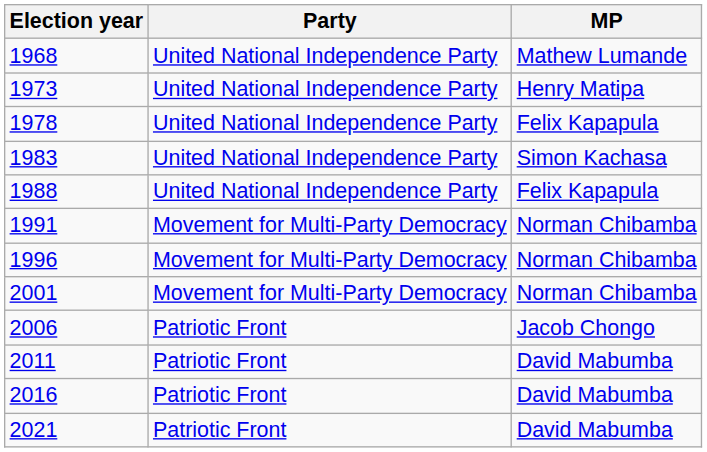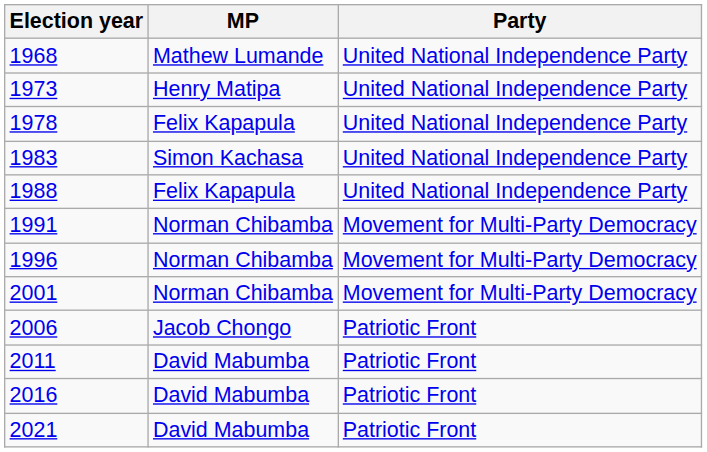columns swapped: (607, 21) <-> (330, 21)
